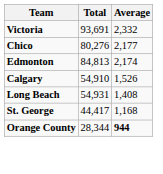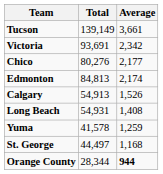+ row: (22, 29)
(126, 29) 2,332 -> (131, 45) 2,342
(95, 78) 54,910 -> (95, 95) 54,913
+ row: (20, 128)
(95, 111) 44,417 -> (95, 144) 44,497
